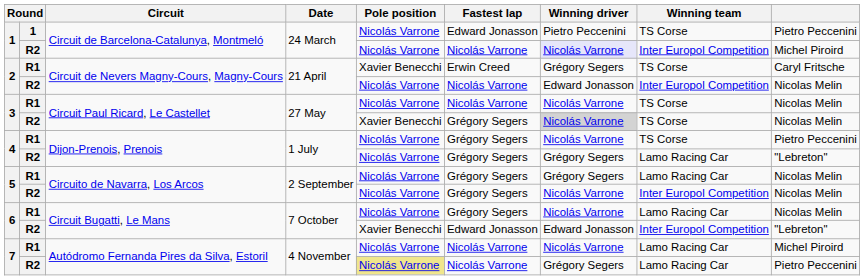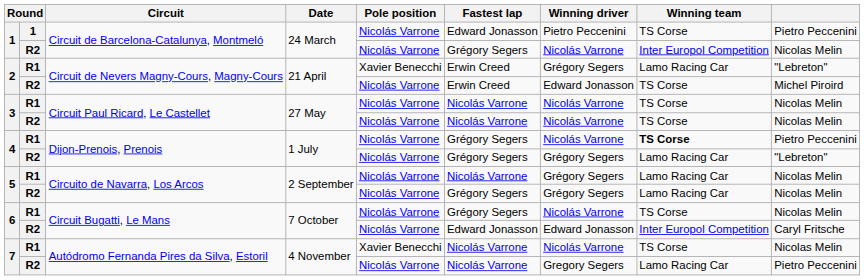(487, 49) Nicolás Varrone -> (487, 49) Grégory Segers
(583, 49) lavender background -> (583, 49) no background
(809, 49) Michel Piroird -> (808, 49) Nicolas Melin
(663, 67) TS Corse -> (684, 67) Lamo Racing Car
(809, 67) Caryl Fritsche -> (801, 67) "Lebreton"
(487, 85) Nicolás Varrone -> (478, 85) Erwin Creed
(704, 85) Inter Europol Competition -> (663, 85) TS Corse
(808, 85) Nicolas Melin -> (809, 85) Michel Piroird
(400, 121) Xavier Benecchi -> (399, 121) Nicolás Varrone
(487, 121) Grégory Segers -> (487, 121) Nicolás Varrone
(583, 121) lightgrey background -> (583, 121) no background
(663, 139) normal -> (664, 139) bold
(487, 175) Grégory Segers -> (487, 175) Nicolás Varrone
(583, 193) Nicolás Varrone -> (583, 193) Grégory Segers
(704, 193) Inter Europol Competition -> (684, 193) Lamo Racing Car
(684, 211) Lamo Racing Car -> (663, 211) TS Corse
(400, 229) Xavier Benecchi -> (399, 229) Nicolás Varrone
(801, 229) "Lebreton" -> (809, 229) Caryl Fritsche
(399, 247) Nicolás Varrone -> (400, 247) Xavier Benecchi
(684, 247) Lamo Racing Car -> (663, 247) TS Corse
(809, 247) Michel Piroird -> (808, 247) Nicolas Melin
(399, 265) khaki background -> (399, 265) no background
(583, 265) Grégory Segers -> (583, 265) Gregory Segers
